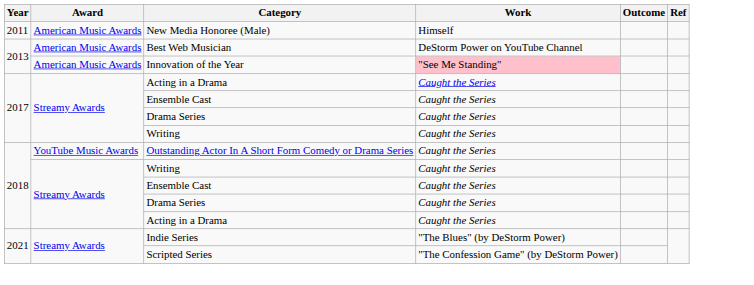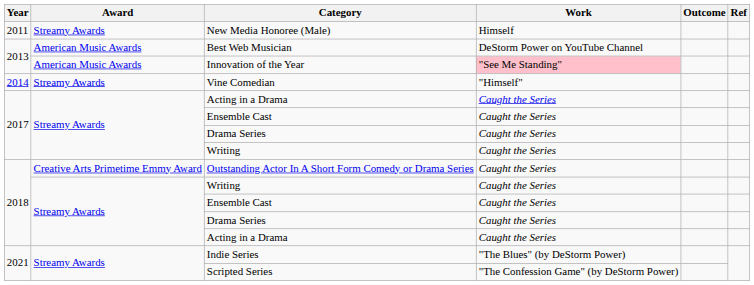(88, 30) American Music Awards -> (69, 30) Streamy Awards
+ row: (18, 82)
(86, 151) YouTube Music Awards -> (118, 168) Creative Arts Primetime Emmy Award
